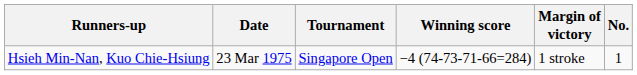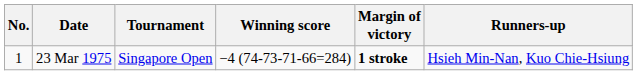columns swapped: (618, 25) <-> (109, 25)
(561, 58) normal -> (383, 58) bold
